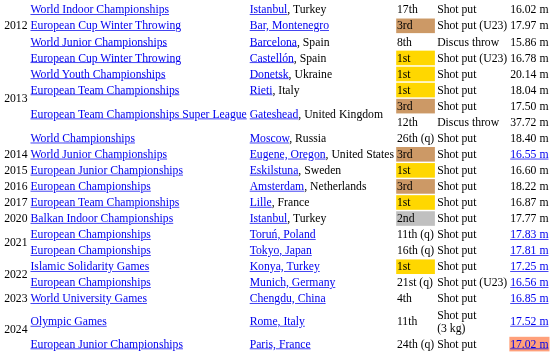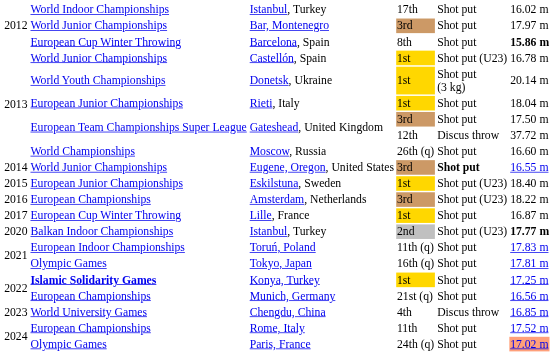(106, 25) European Cup Winter Throwing -> (99, 25) World Junior Championships
(472, 25) Shot put (U23) -> (457, 25) Shot put
(99, 42) World Junior Championships -> (106, 42) European Cup Winter Throwing
(468, 42) Discus throw -> (457, 42) Shot put
(529, 42) normal -> (530, 42) bold
(106, 58) European Cup Winter Throwing -> (99, 58) World Junior Championships
(457, 74) Shot put -> (457, 80) Shot put (3 kg)
(105, 90) European Team Championships -> (107, 103) European Junior Championships
(529, 138) 18.40 m -> (529, 151) 16.60 m
(457, 154) normal -> (458, 167) bold
(457, 170) Shot put -> (472, 183) Shot put (U23)
(529, 170) 16.60 m -> (529, 183) 18.40 m
(457, 186) Shot put -> (472, 199) Shot put (U23)
(105, 202) European Team Championships -> (106, 215) European Cup Winter Throwing
(457, 218) Shot put -> (472, 231) Shot put (U23)
(529, 218) normal -> (530, 231) bold
(91, 234) European Championships -> (108, 247) European Indoor Championships
(91, 250) European Championships -> (69, 263) Olympic Games
(90, 266) normal -> (93, 279) bold
(472, 282) Shot put (U23) -> (457, 296) Shot put
(457, 298) Shot put -> (468, 312) Discus throw
(69, 321) Olympic Games -> (91, 328) European Championships
(457, 321) Shot put (3 kg) -> (457, 328) Shot put
(107, 344) European Junior Championships -> (69, 344) Olympic Games
